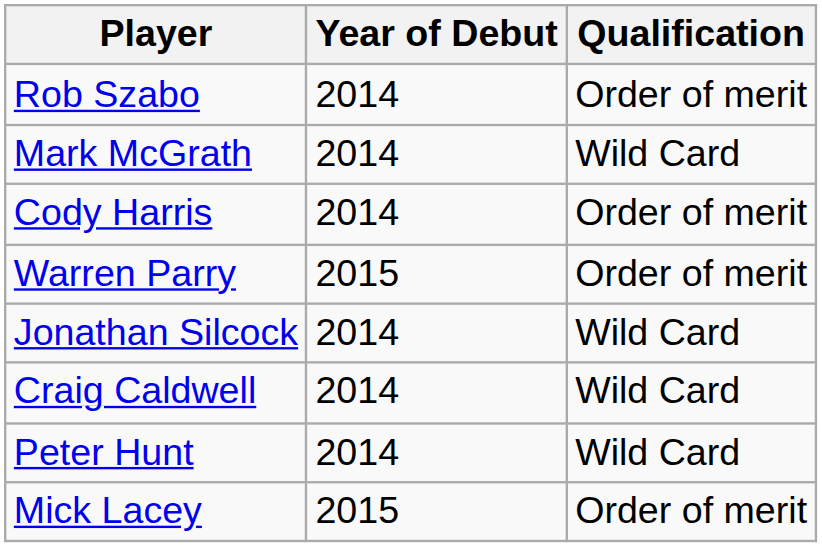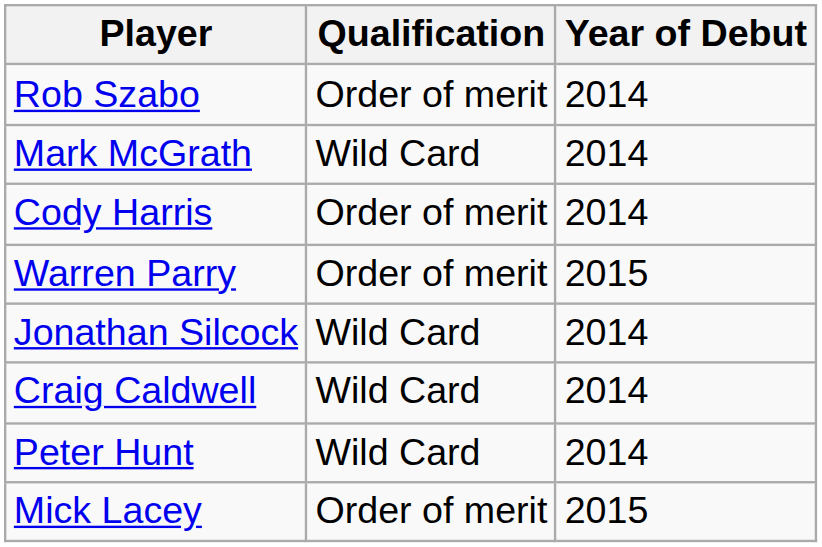columns swapped: (437, 34) <-> (691, 34)
